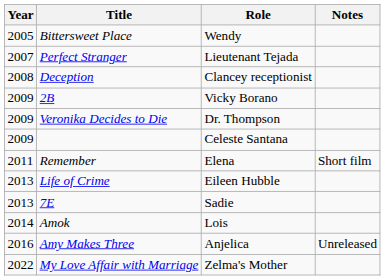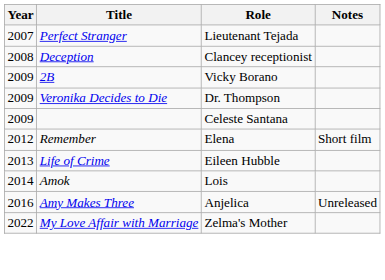- row: (86, 35)
(20, 160) 2011 -> (21, 139) 2012
- row: (47, 202)
